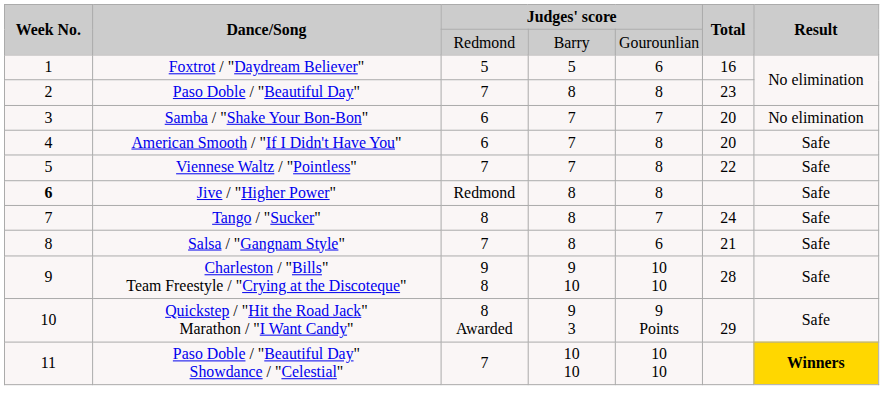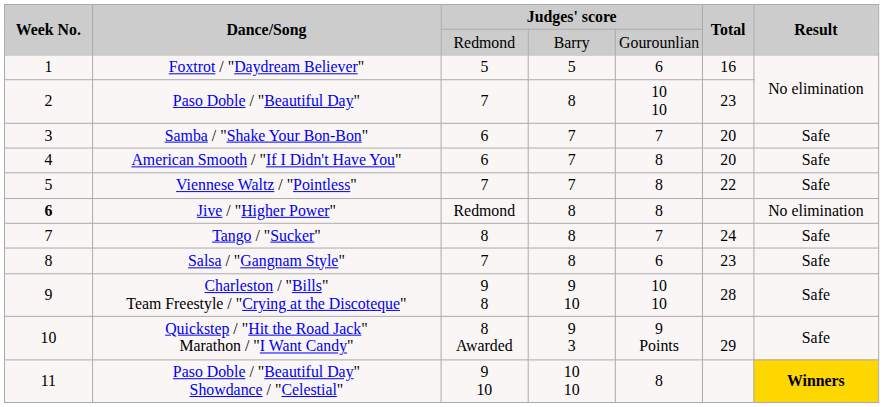(659, 92) 8 -> (659, 101) 10 10
(816, 117) No elimination -> (816, 135) Safe
(816, 192) Safe -> (816, 210) No elimination
(728, 243) 21 -> (728, 260) 23
(484, 363) 7 -> (484, 380) 9 10
(659, 363) 10 10 -> (659, 380) 8
